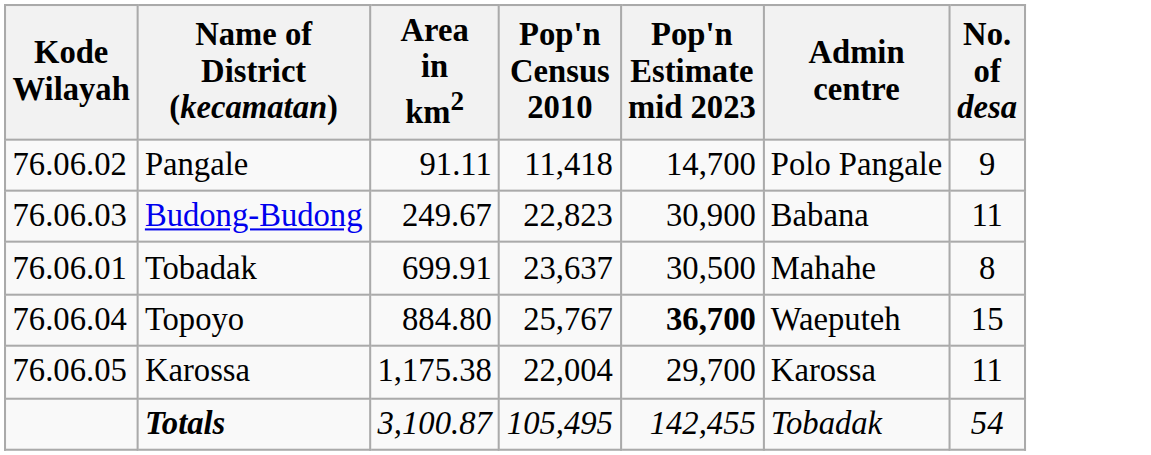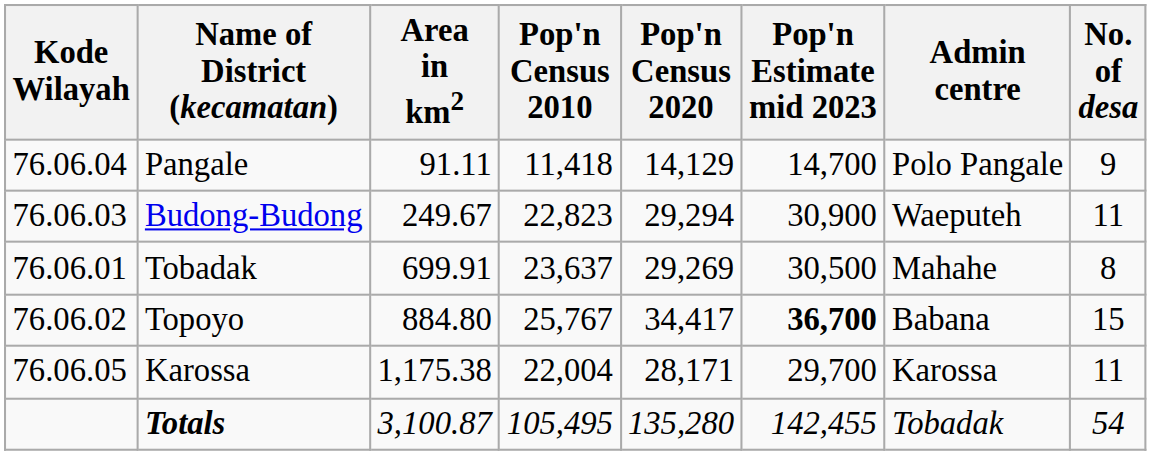+ column: (681, 71)
(70, 164) 76.06.02 -> (70, 164) 76.06.04
(820, 216) Babana -> (957, 216) Waeputeh
(70, 319) 76.06.04 -> (70, 319) 76.06.02
(836, 319) Waeputeh -> (941, 319) Babana
